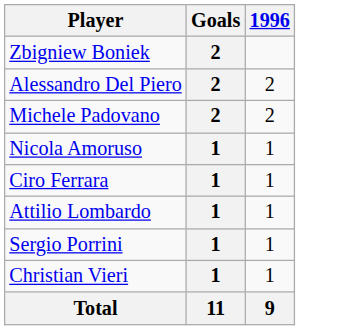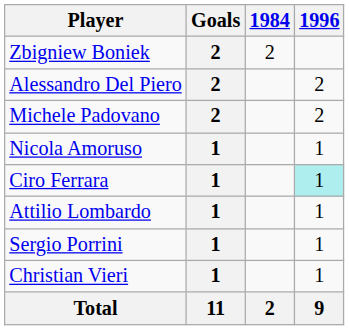+ column: (270, 20)
(270, 180) no background -> (319, 180) paleturquoise background
